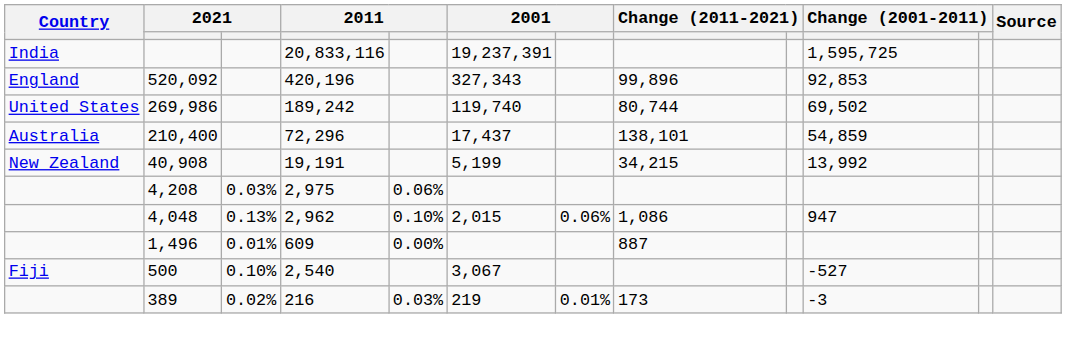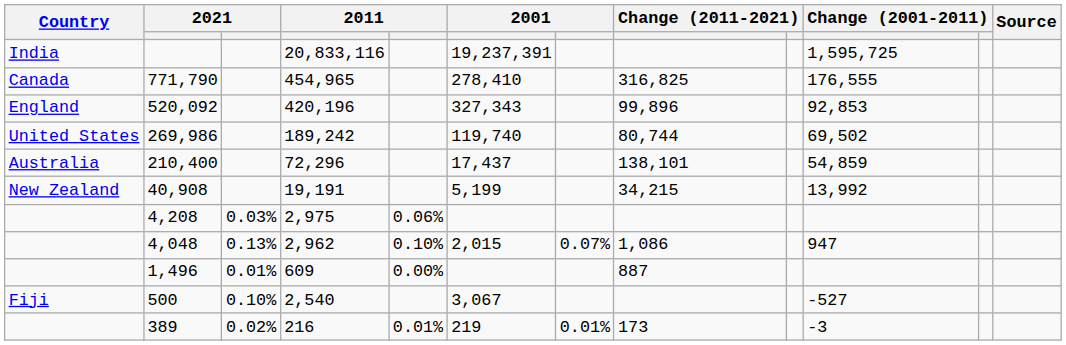+ row: (183, 81)
(585, 218) 0.06% -> (585, 245) 0.07%
(418, 300) 0.03% -> (418, 327) 0.01%
